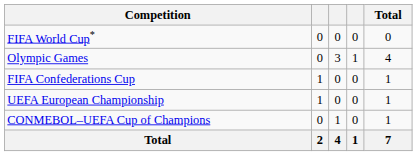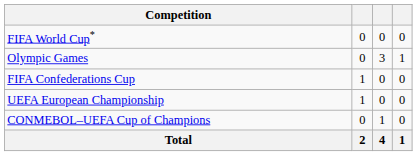- column: (388, 15)
